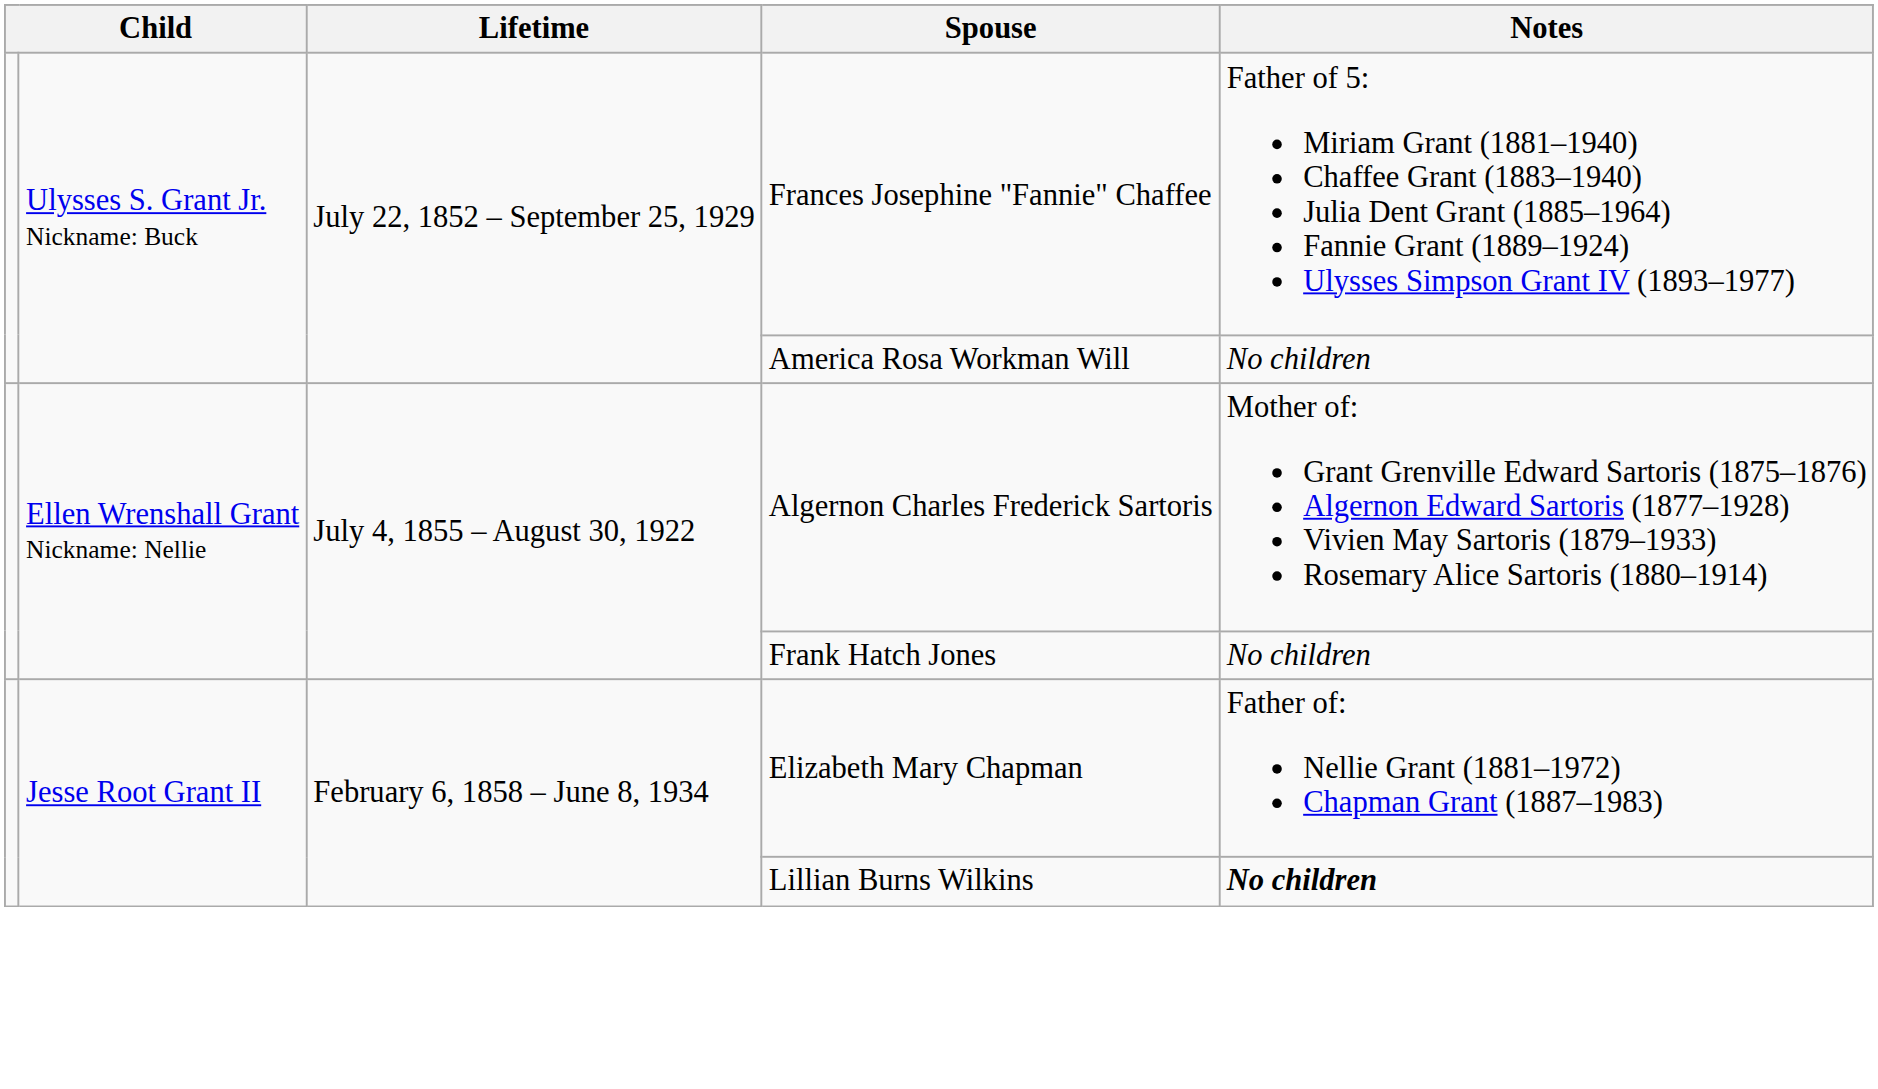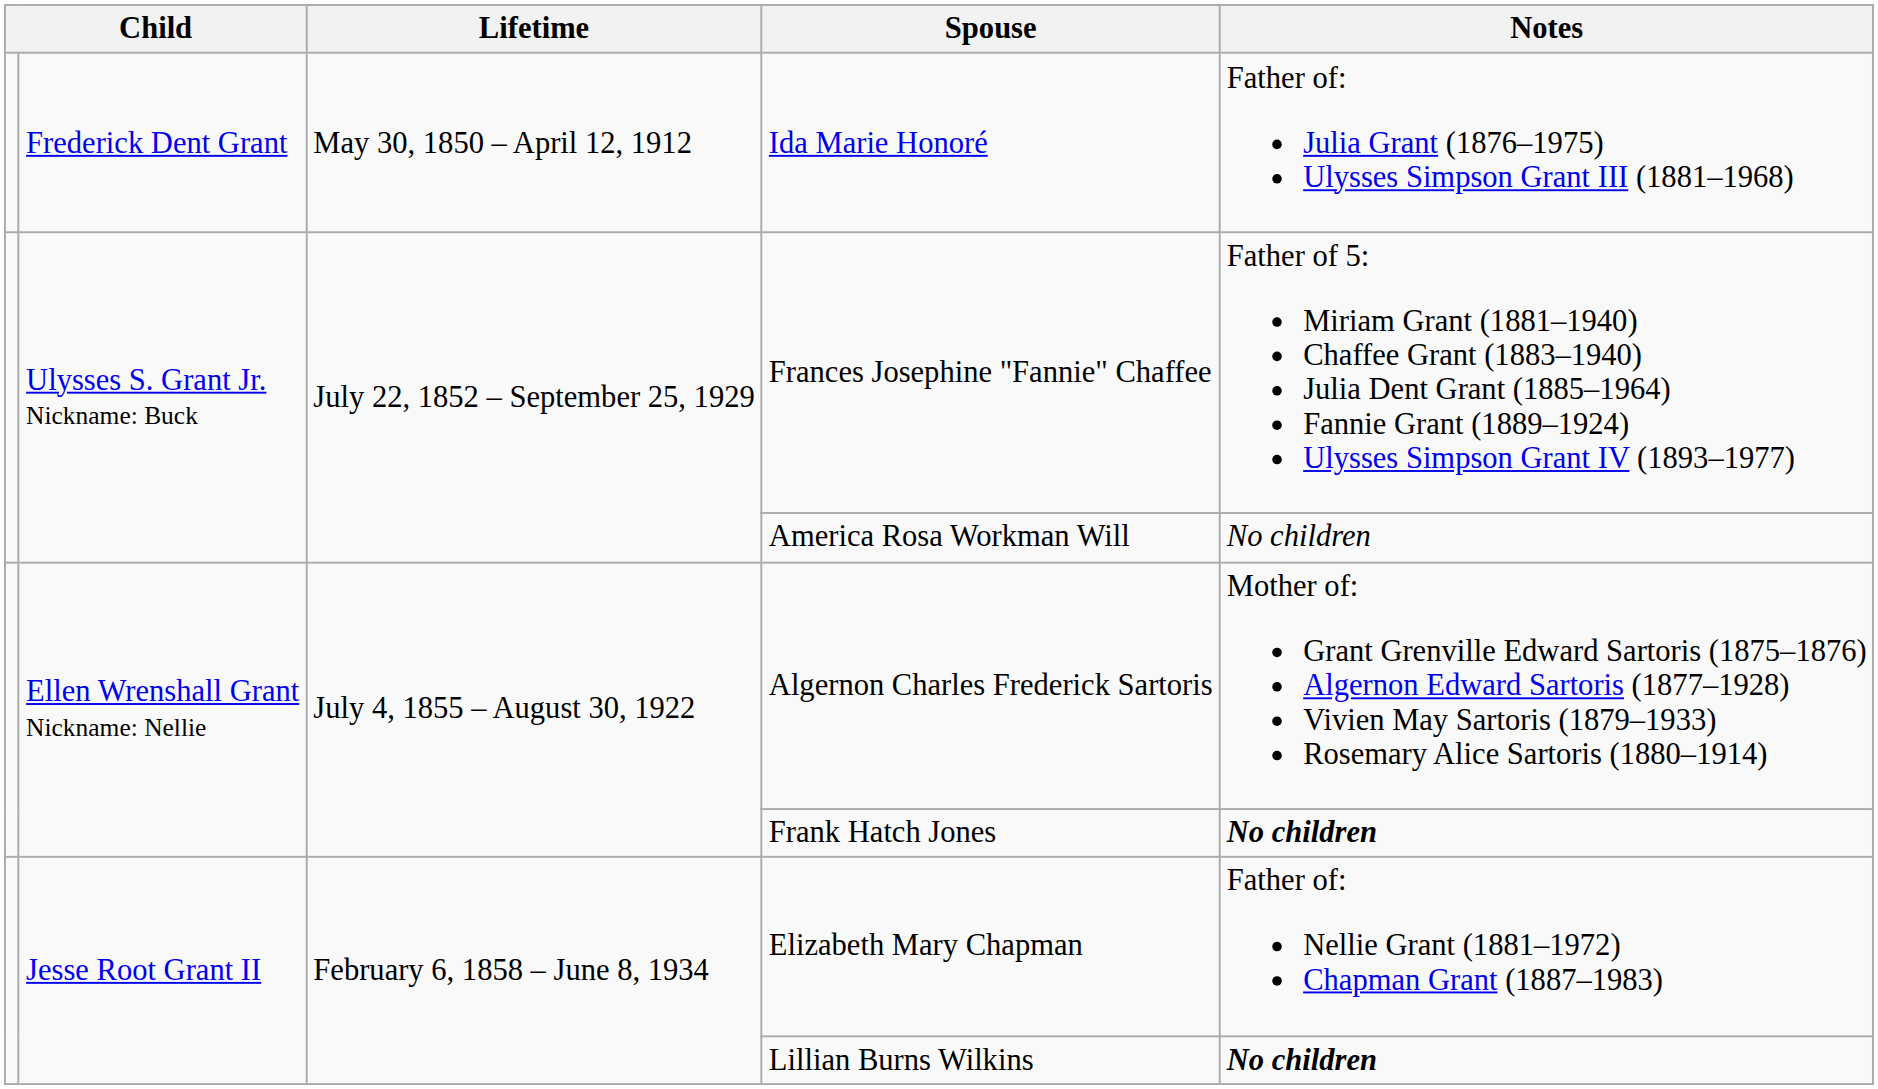+ row: (878, 142)
(1299, 654) normal -> (1302, 832) bold
